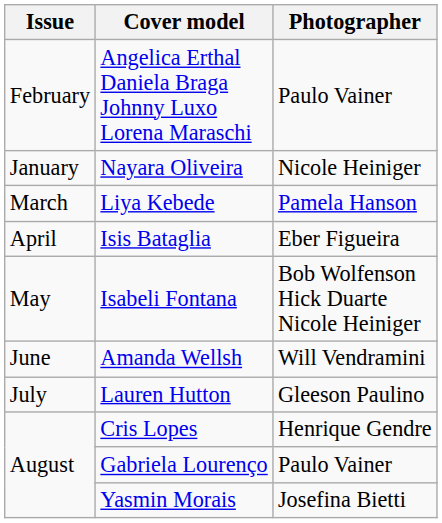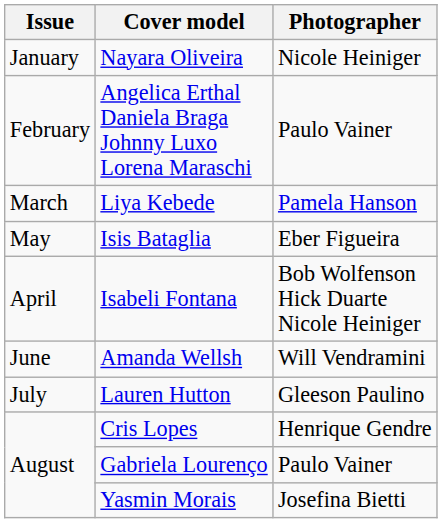rows swapped: (172, 167) <-> (176, 94)
(33, 238) April -> (30, 238) May
(30, 298) May -> (33, 298) April
